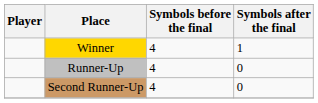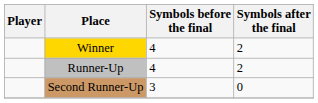(240, 48) 1 -> (240, 48) 2
(240, 68) 0 -> (240, 68) 2
(152, 87) 4 -> (152, 87) 3
